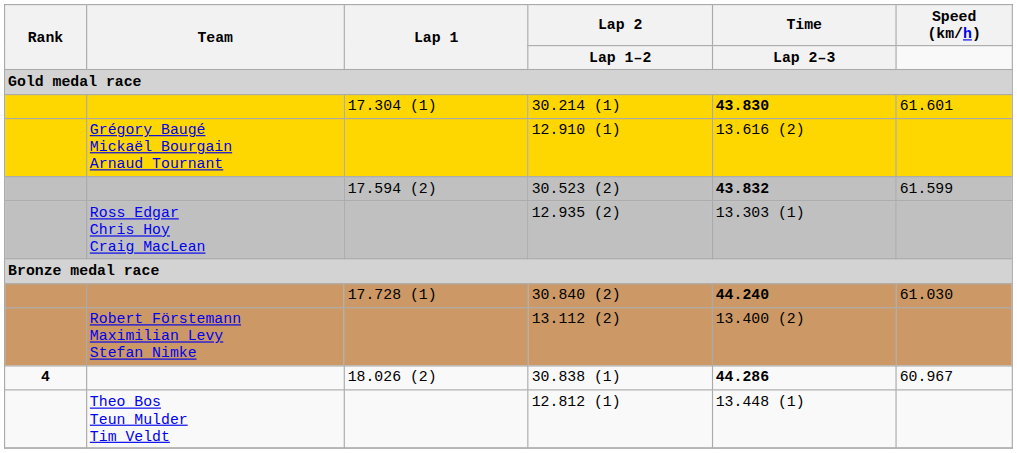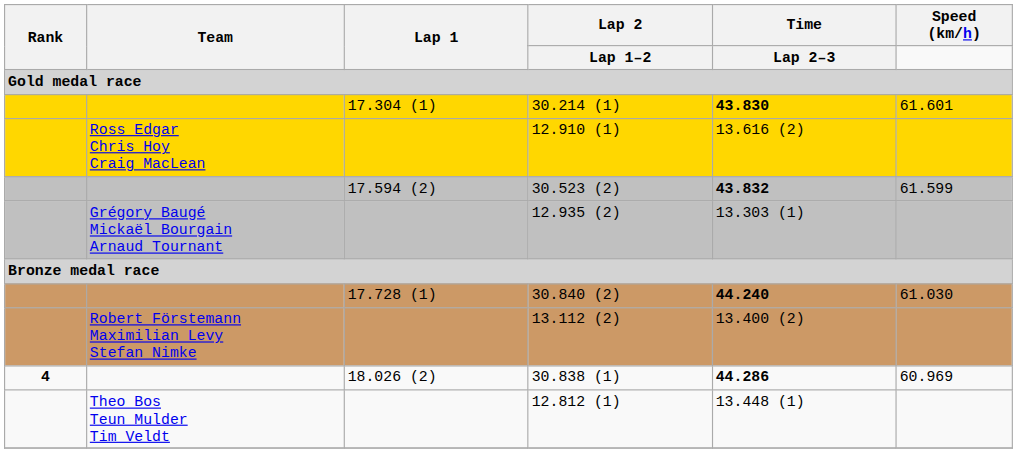(161, 147) Grégory Baugé Mickaël Bourgain Arnaud Tournant -> (148, 147) Ross Edgar Chris Hoy Craig MacLean
(148, 230) Ross Edgar Chris Hoy Craig MacLean -> (161, 230) Grégory Baugé Mickaël Bourgain Arnaud Tournant
(926, 378) 60.967 -> (926, 378) 60.969
